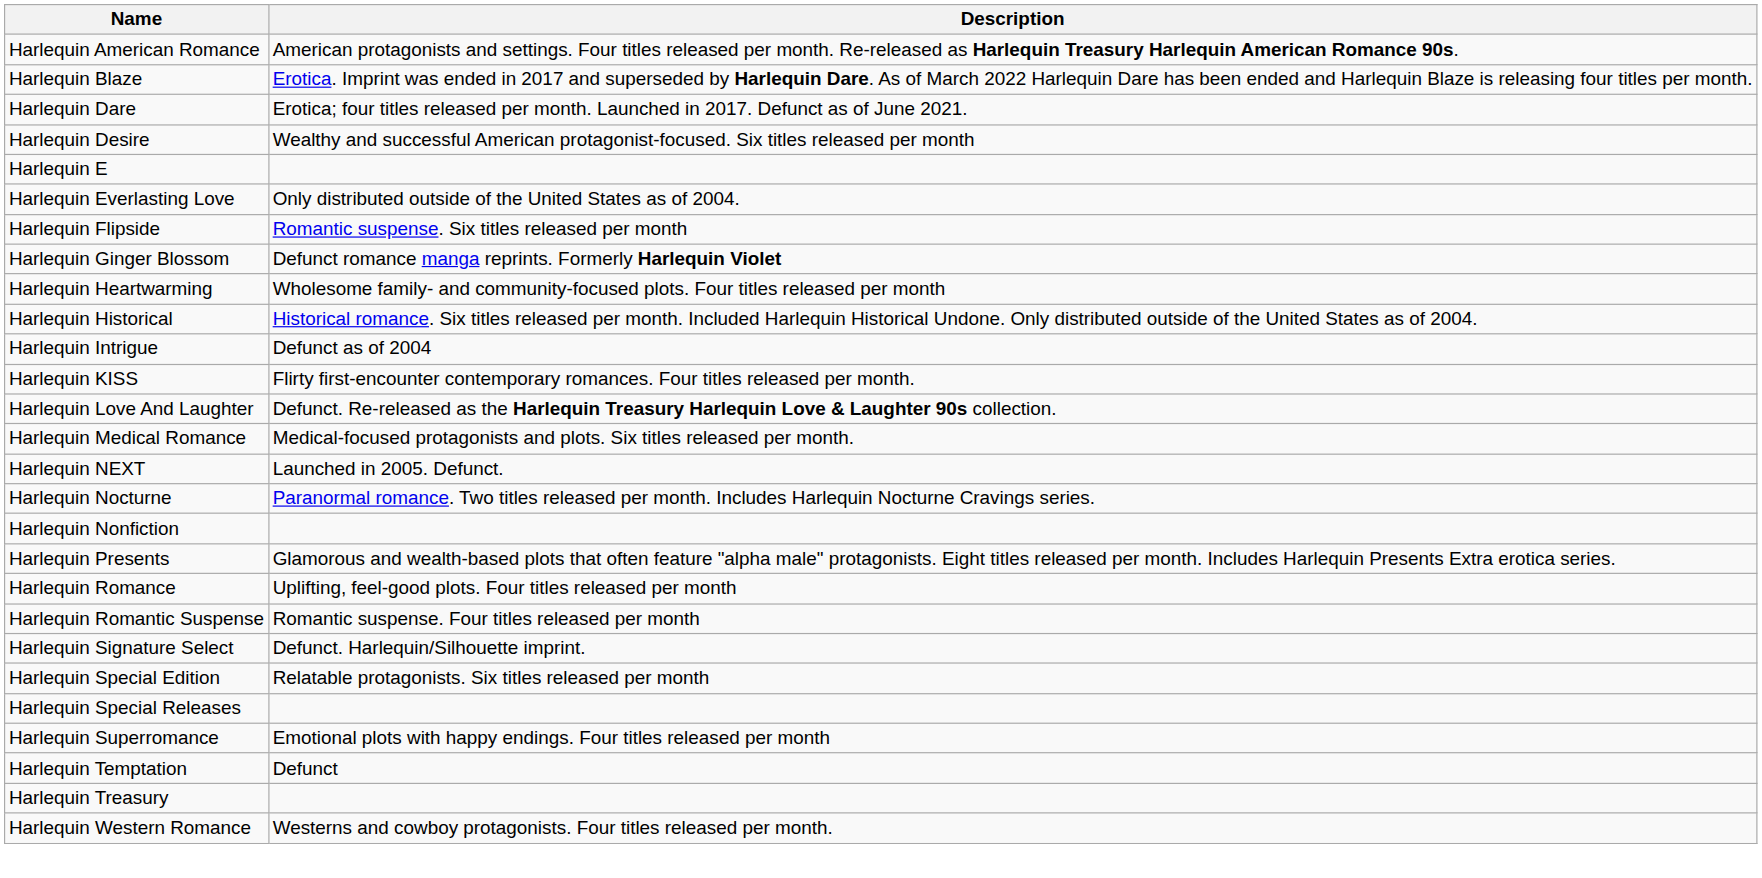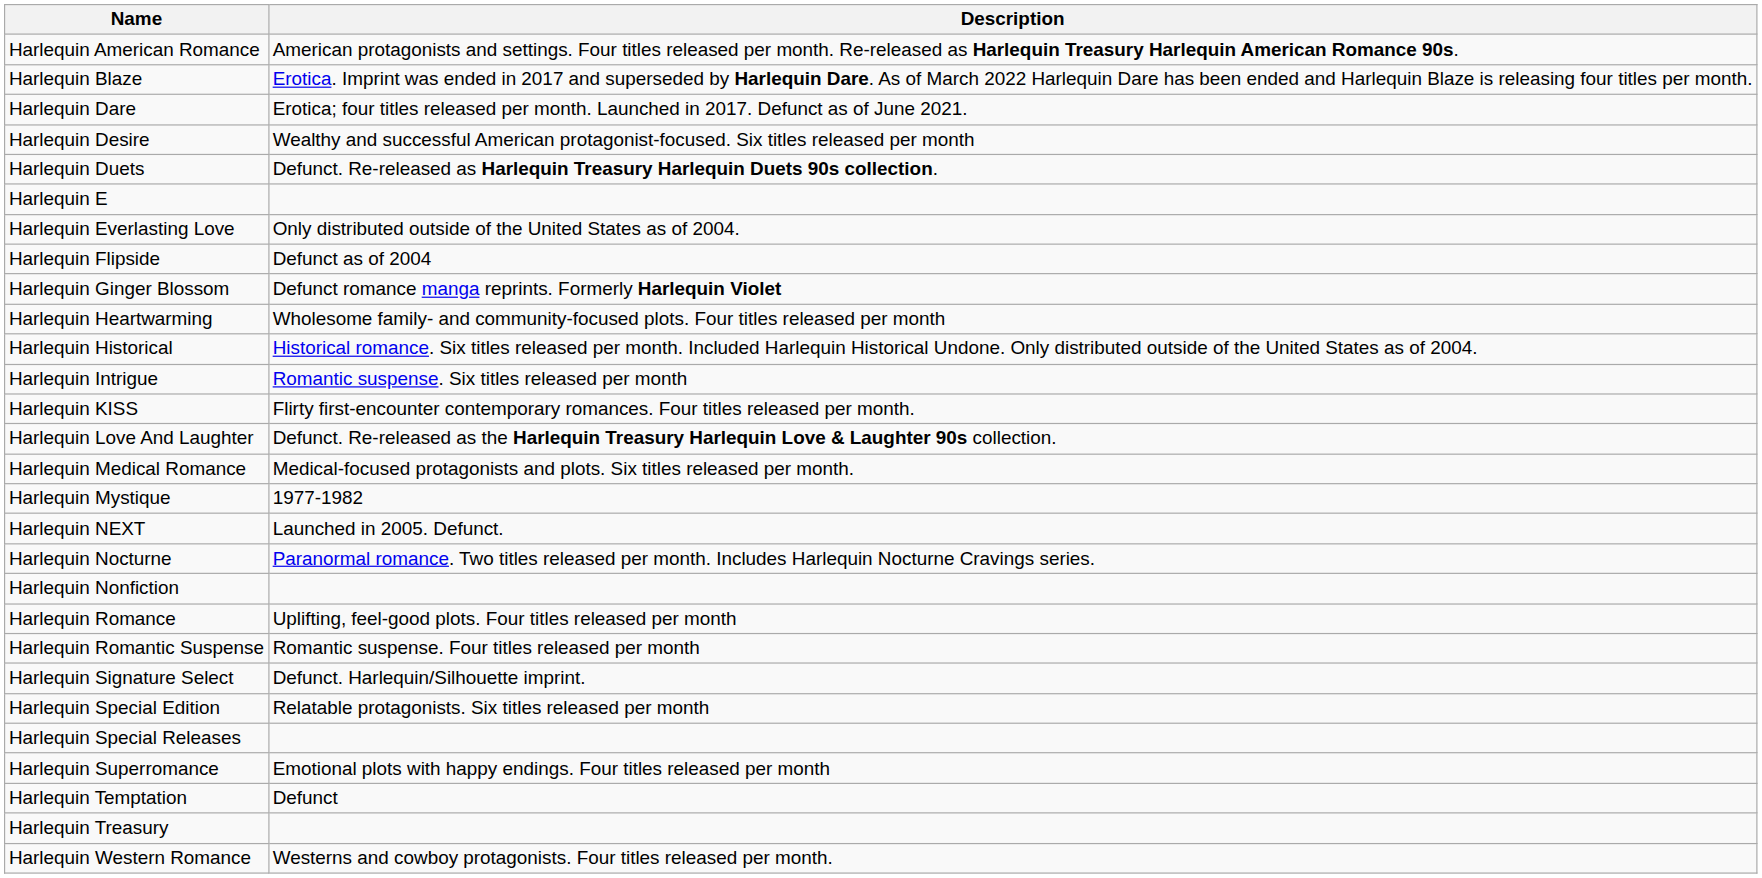+ row: (77, 169)
(480, 229) Romantic suspense. Six titles released per month -> (352, 259) Defunct as of 2004
(352, 348) Defunct as of 2004 -> (480, 378) Romantic suspense. Six titles released per month
+ row: (90, 498)
- row: (89, 558)
